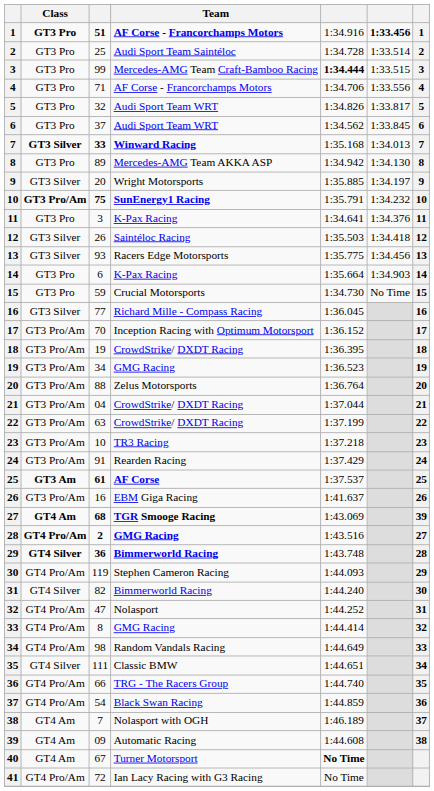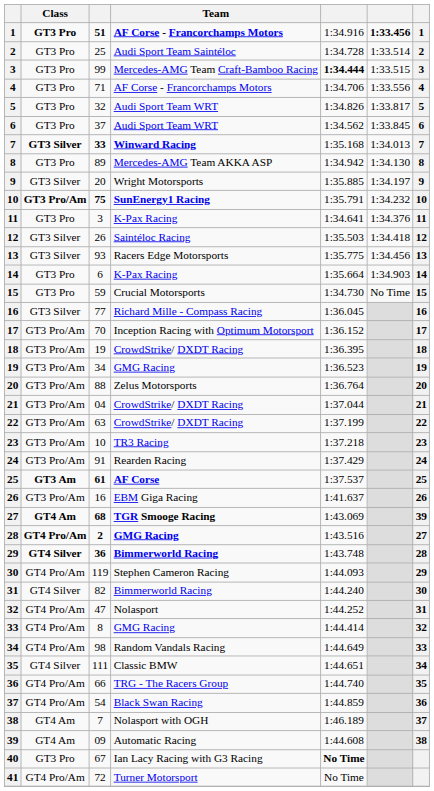(55, 758) GT4 Am -> (55, 758) GT3 Pro
(156, 758) Turner Motorsport -> (188, 758) Ian Lacy Racing with G3 Racing
(188, 776) Ian Lacy Racing with G3 Racing -> (156, 776) Turner Motorsport
